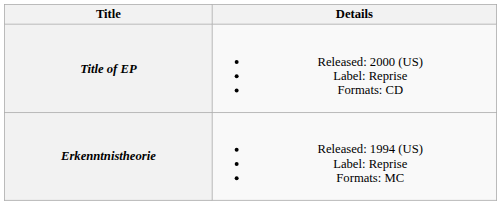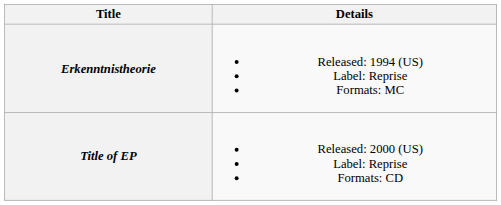rows swapped: (108, 156) <-> (108, 68)
